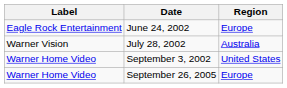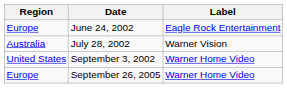columns swapped: (251, 12) <-> (64, 12)
